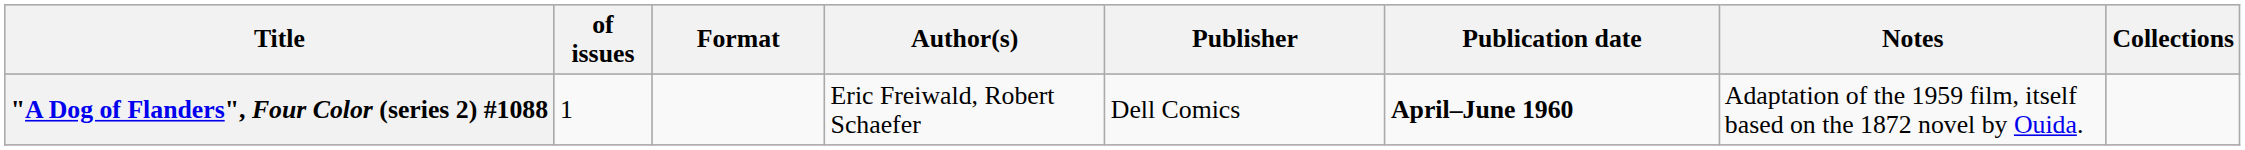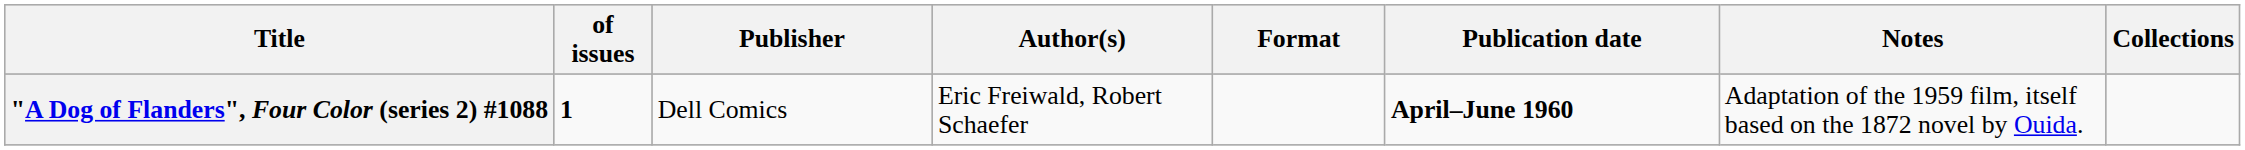columns swapped: (738, 39) <-> (1245, 39)
(566, 109) normal -> (566, 109) bold
